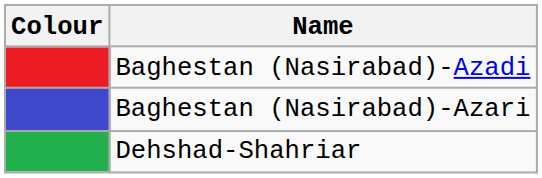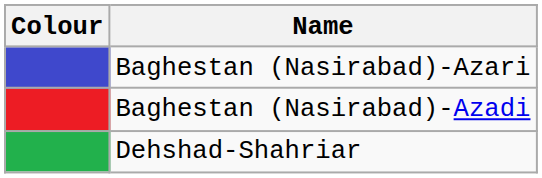rows swapped: (323, 68) <-> (323, 109)
